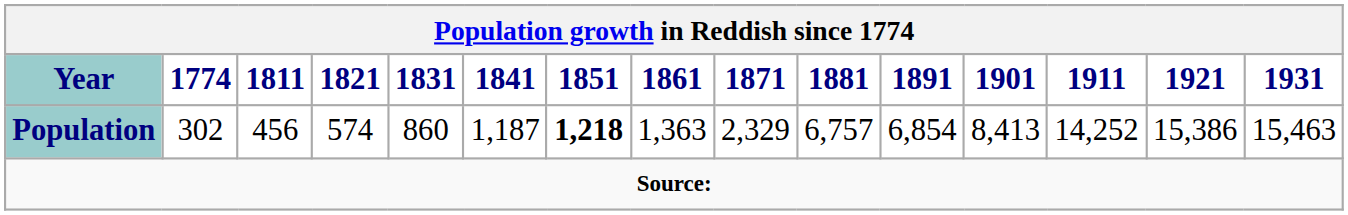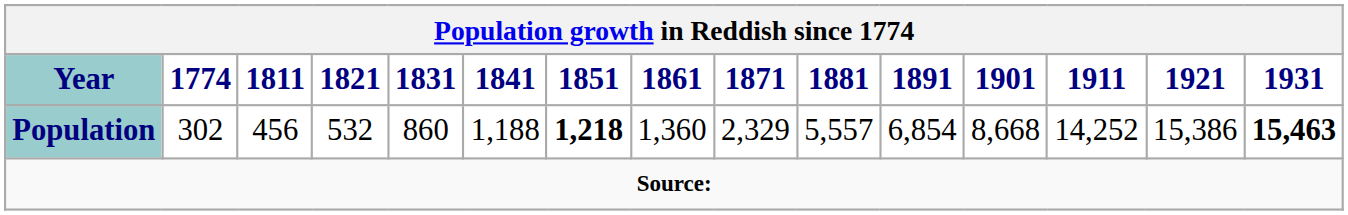(350, 131) 574 -> (350, 131) 532
(505, 131) 1,187 -> (505, 131) 1,188
(672, 131) 1,363 -> (672, 131) 1,360
(839, 131) 6,757 -> (839, 131) 5,557
(1006, 131) 8,413 -> (1006, 131) 8,668
(1294, 131) normal -> (1294, 131) bold
